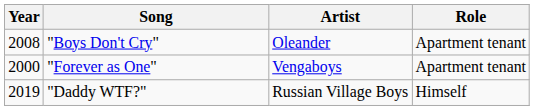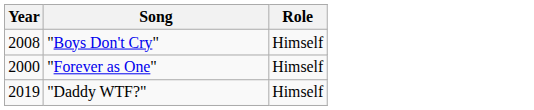- column: (340, 17)
(471, 42) Apartment tenant -> (298, 42) Himself
(471, 67) Apartment tenant -> (298, 67) Himself
